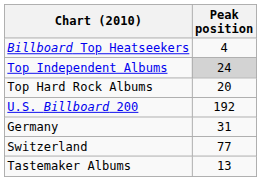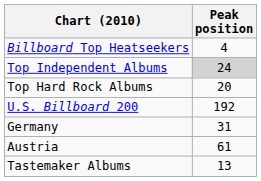+ row: (33, 146)
- row: (47, 146)
